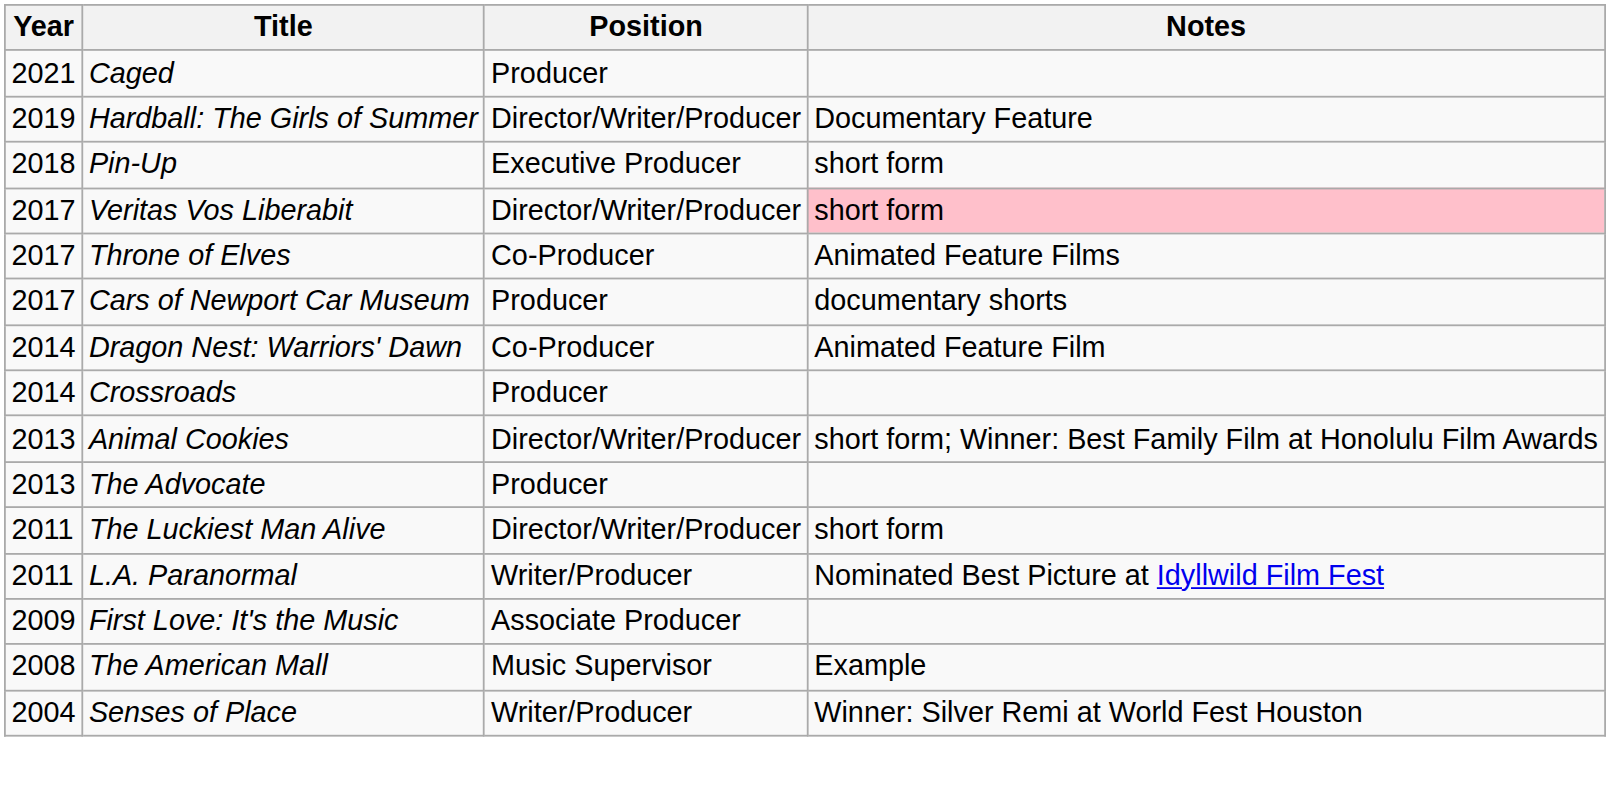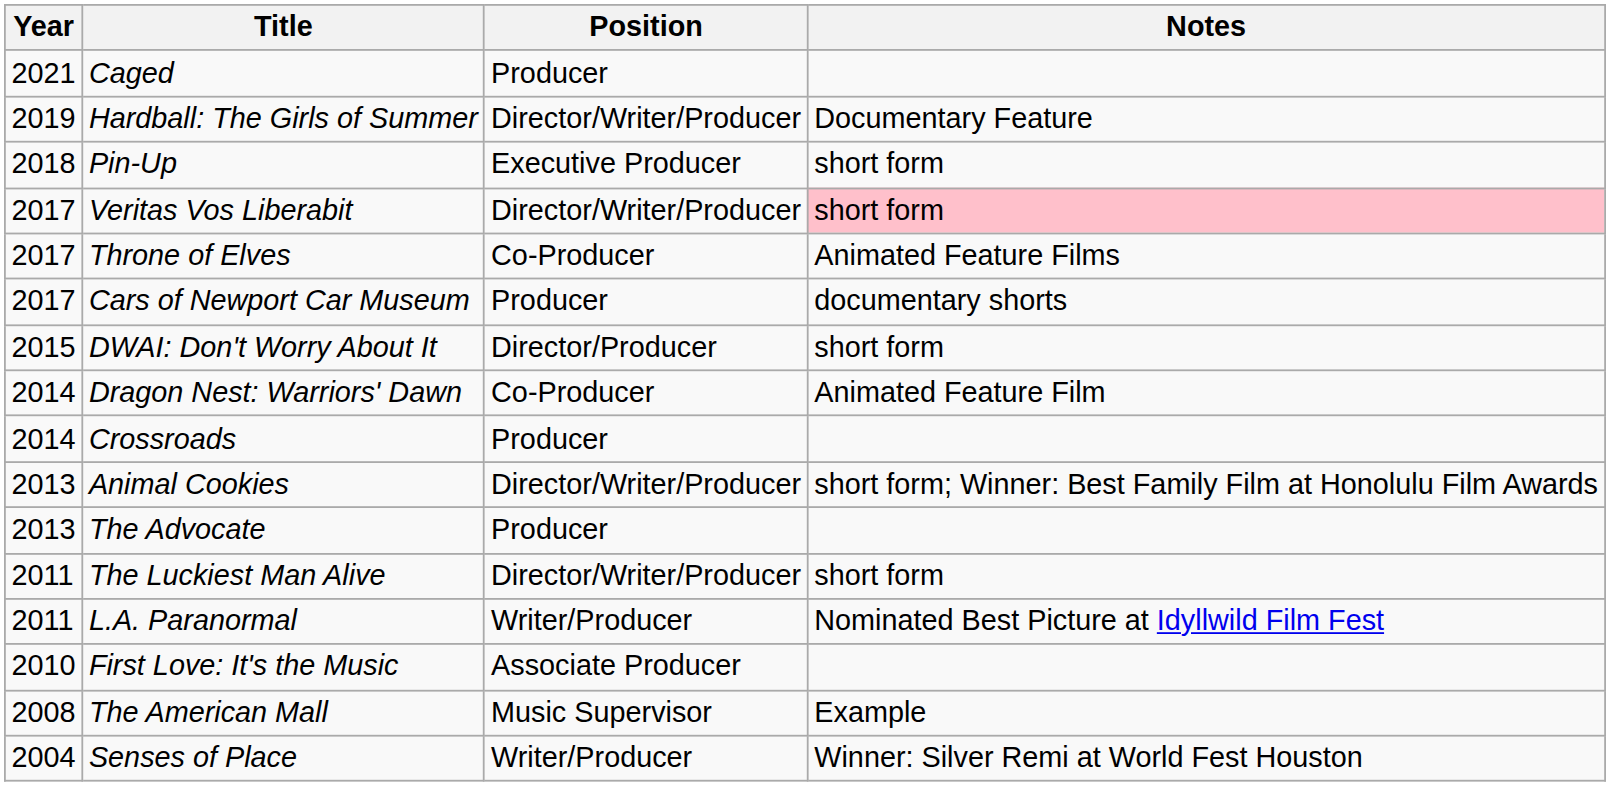+ row: (263, 347)
(44, 621) 2009 -> (44, 666) 2010
